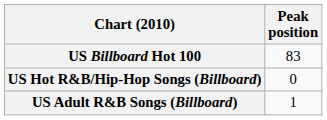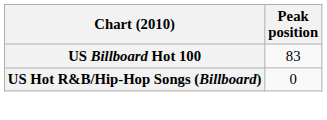- row: (135, 102)
